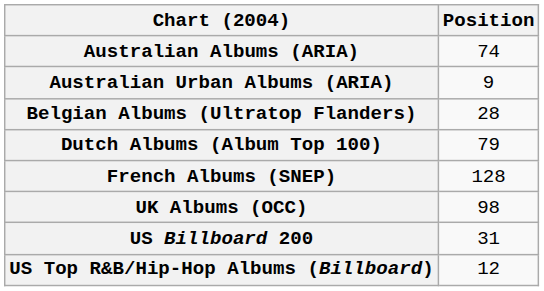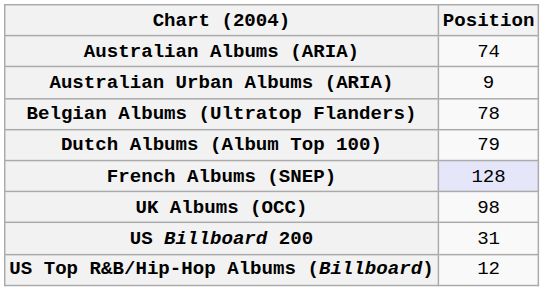(489, 114) 28 -> (489, 114) 78
(489, 176) no background -> (489, 176) lavender background
